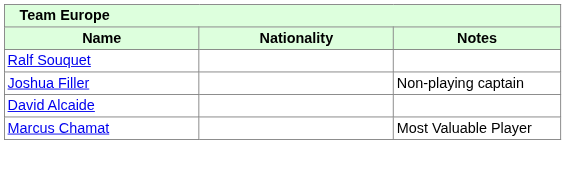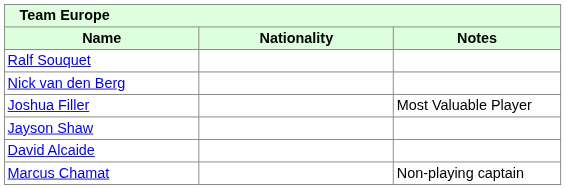+ row: (66, 83)
(460, 83) Non-playing captain -> (464, 105) Most Valuable Player
+ row: (50, 128)
(464, 128) Most Valuable Player -> (460, 173) Non-playing captain
